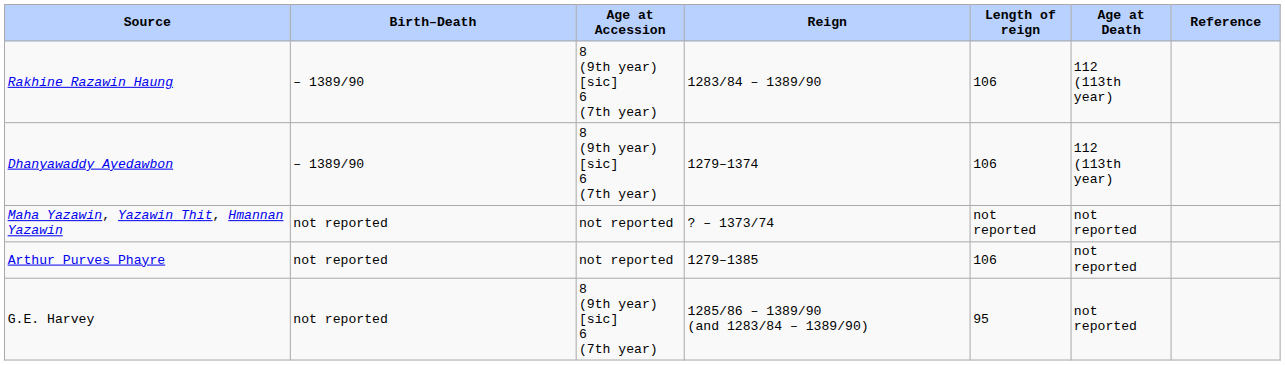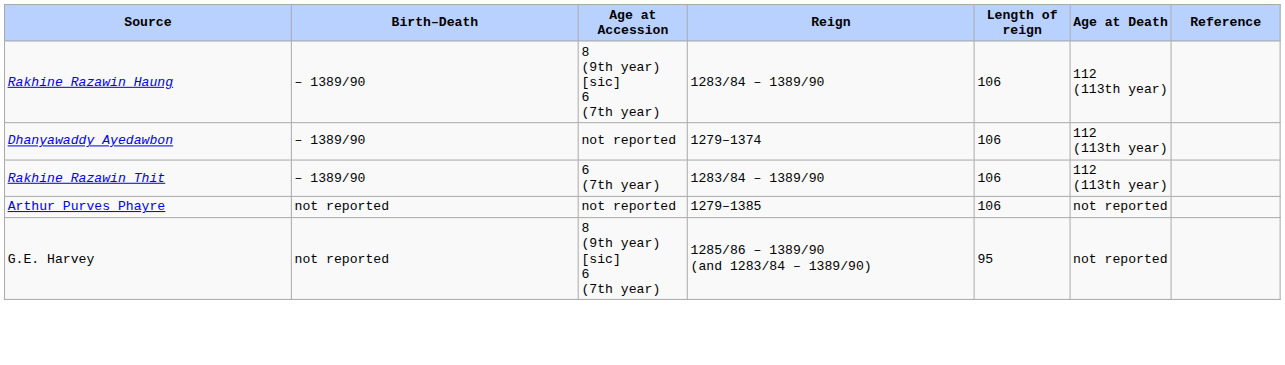(618, 164) 8 (9th year) [sic] 6 (7th year) -> (629, 141) not reported
+ row: (86, 178)
- row: (146, 223)
